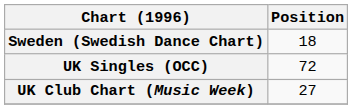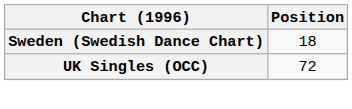- row: (136, 91)
